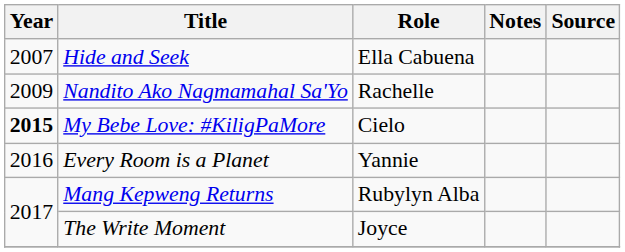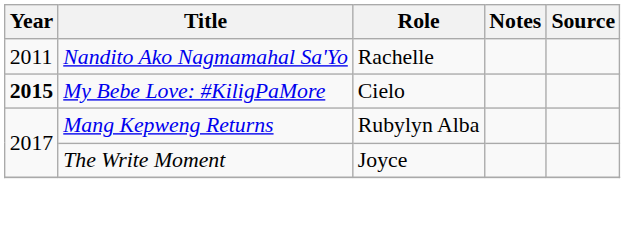- row: (126, 56)
(31, 90) 2009 -> (31, 56) 2011
- row: (166, 159)
